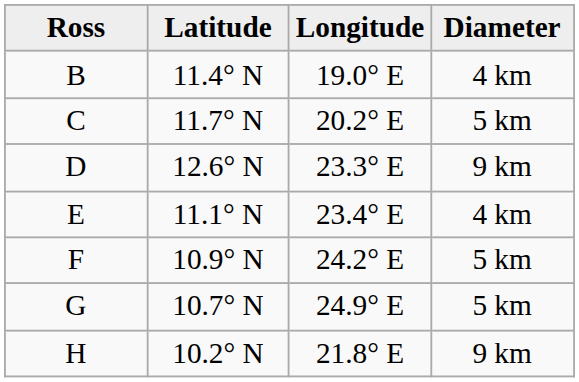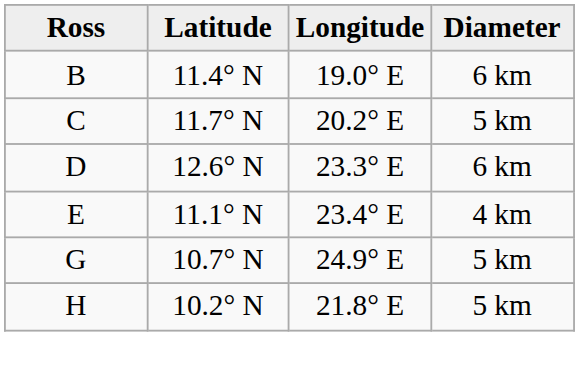(502, 74) 4 km -> (502, 74) 6 km
(502, 167) 9 km -> (502, 167) 6 km
- row: (76, 259)
(502, 352) 9 km -> (502, 306) 5 km
